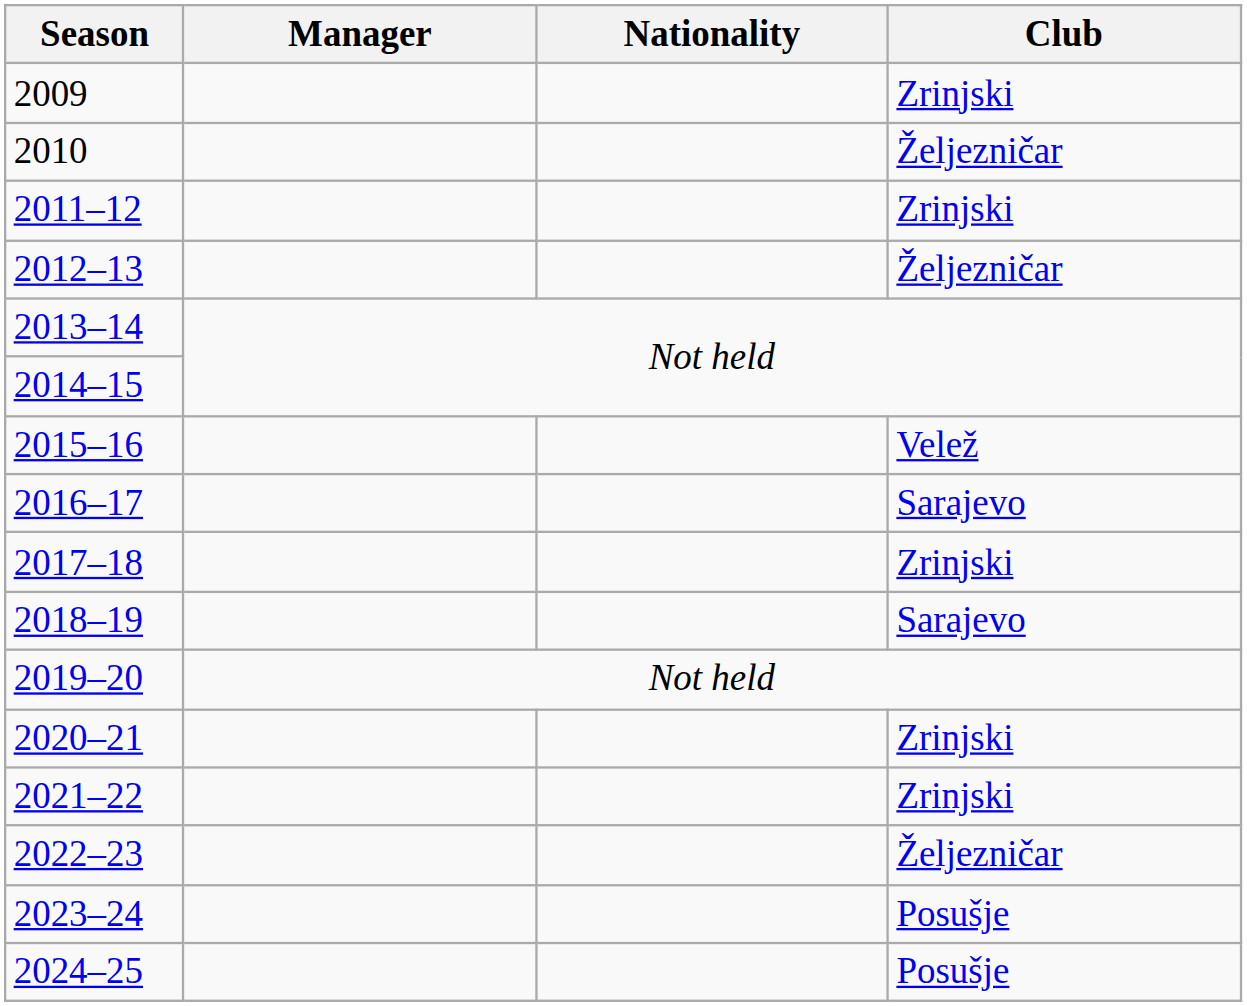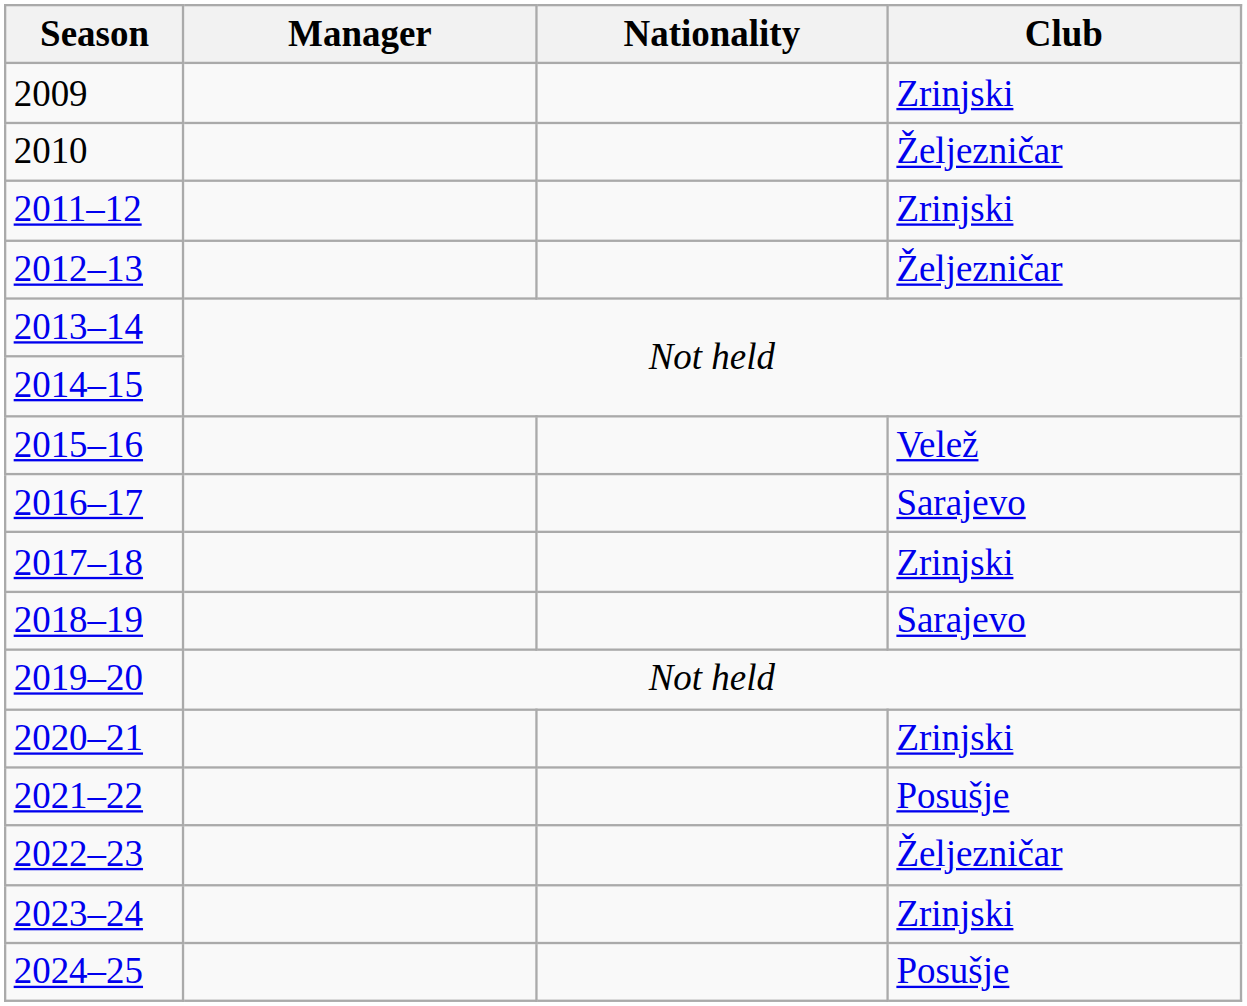(955, 795) Zrinjski -> (953, 795) Posušje
(953, 913) Posušje -> (955, 913) Zrinjski
